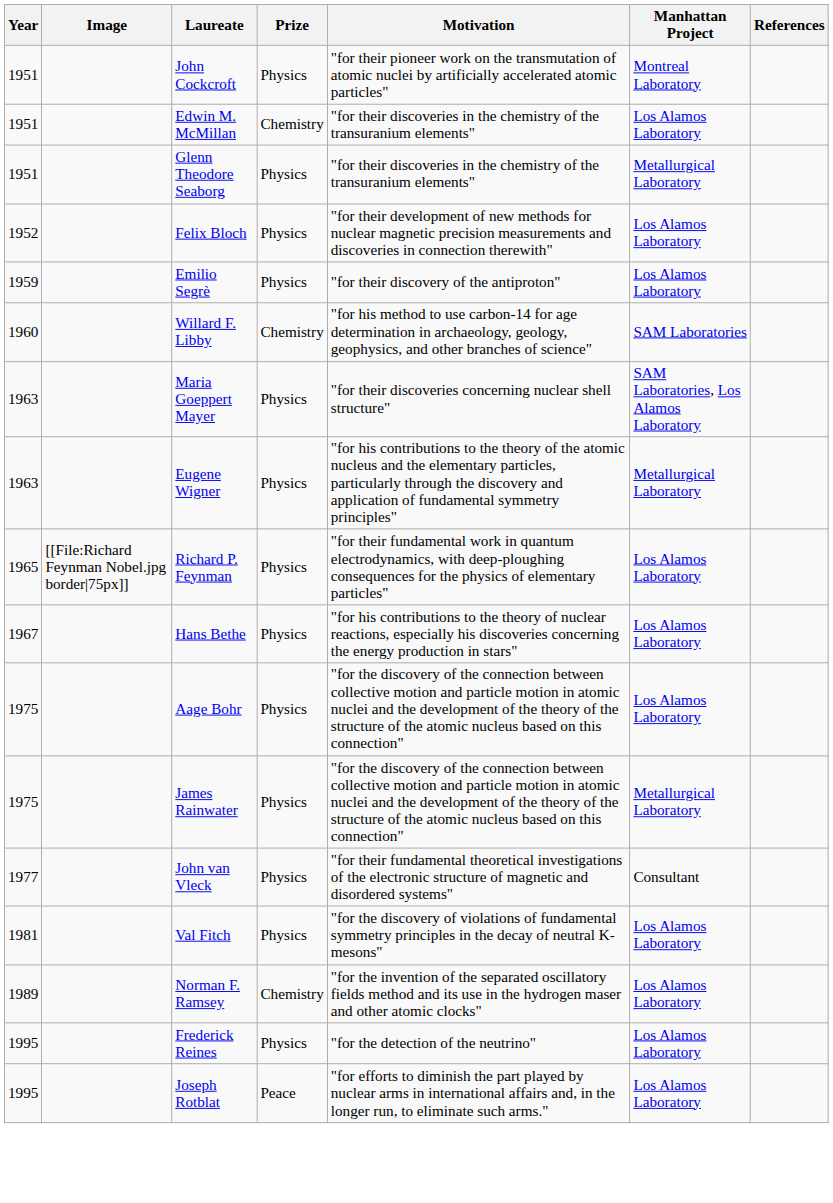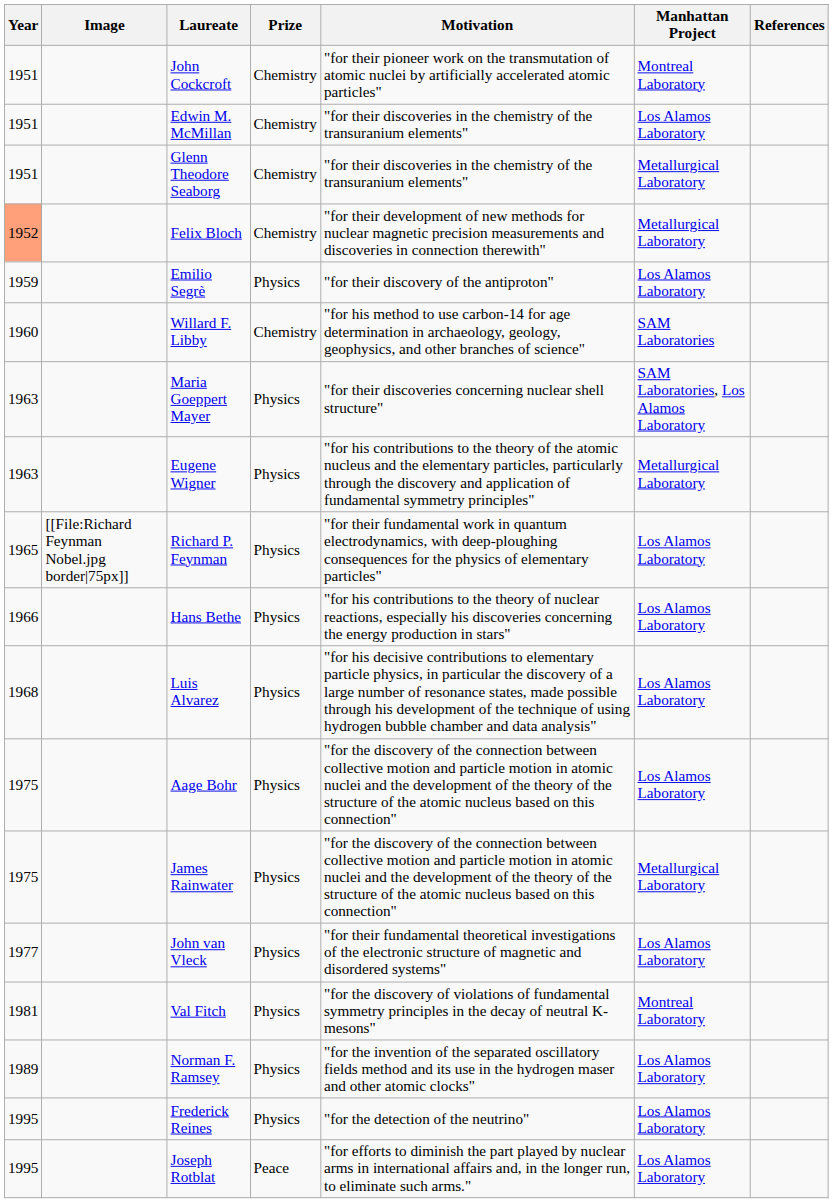(284, 74) Physics -> (285, 74) Chemistry
(284, 174) Physics -> (285, 174) Chemistry
(23, 232) no background -> (23, 232) lightsalmon background
(284, 232) Physics -> (285, 232) Chemistry
(670, 232) Los Alamos Laboratory -> (678, 232) Metallurgical Laboratory
(23, 633) 1967 -> (23, 616) 1966
+ row: (195, 692)
(666, 877) Consultant -> (674, 952) Los Alamos Laboratory
(670, 935) Los Alamos Laboratory -> (671, 1010) Montreal Laboratory
(292, 993) Chemistry -> (277, 1069) Physics
